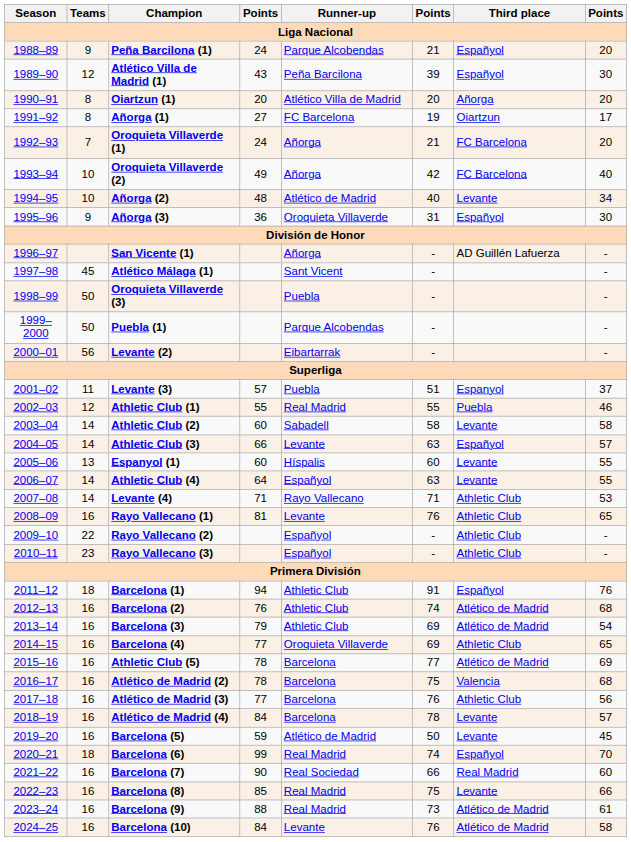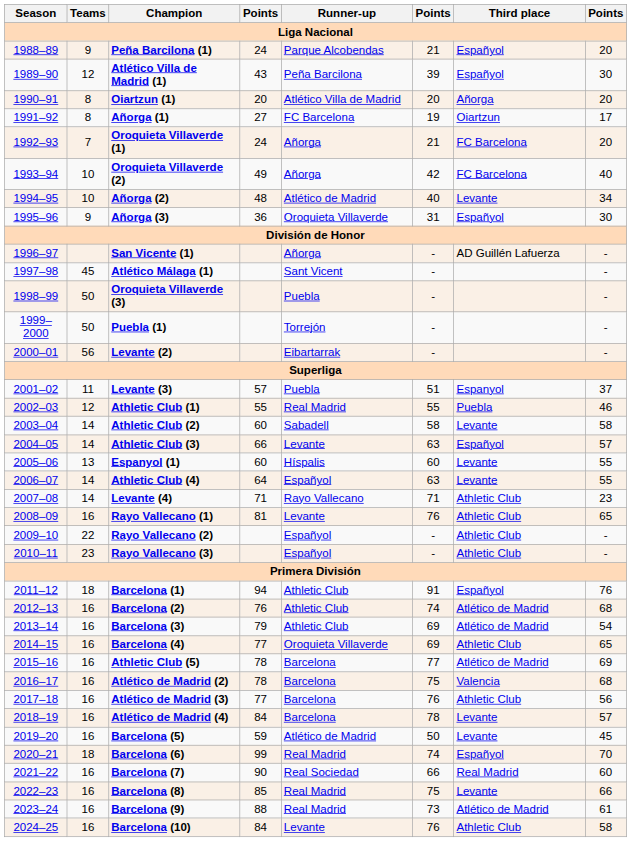(334, 327) Parque Alcobendas -> (305, 327) Torrejón
(606, 498) 53 -> (606, 498) 23
(503, 827) Atlético de Madrid -> (489, 827) Athletic Club
